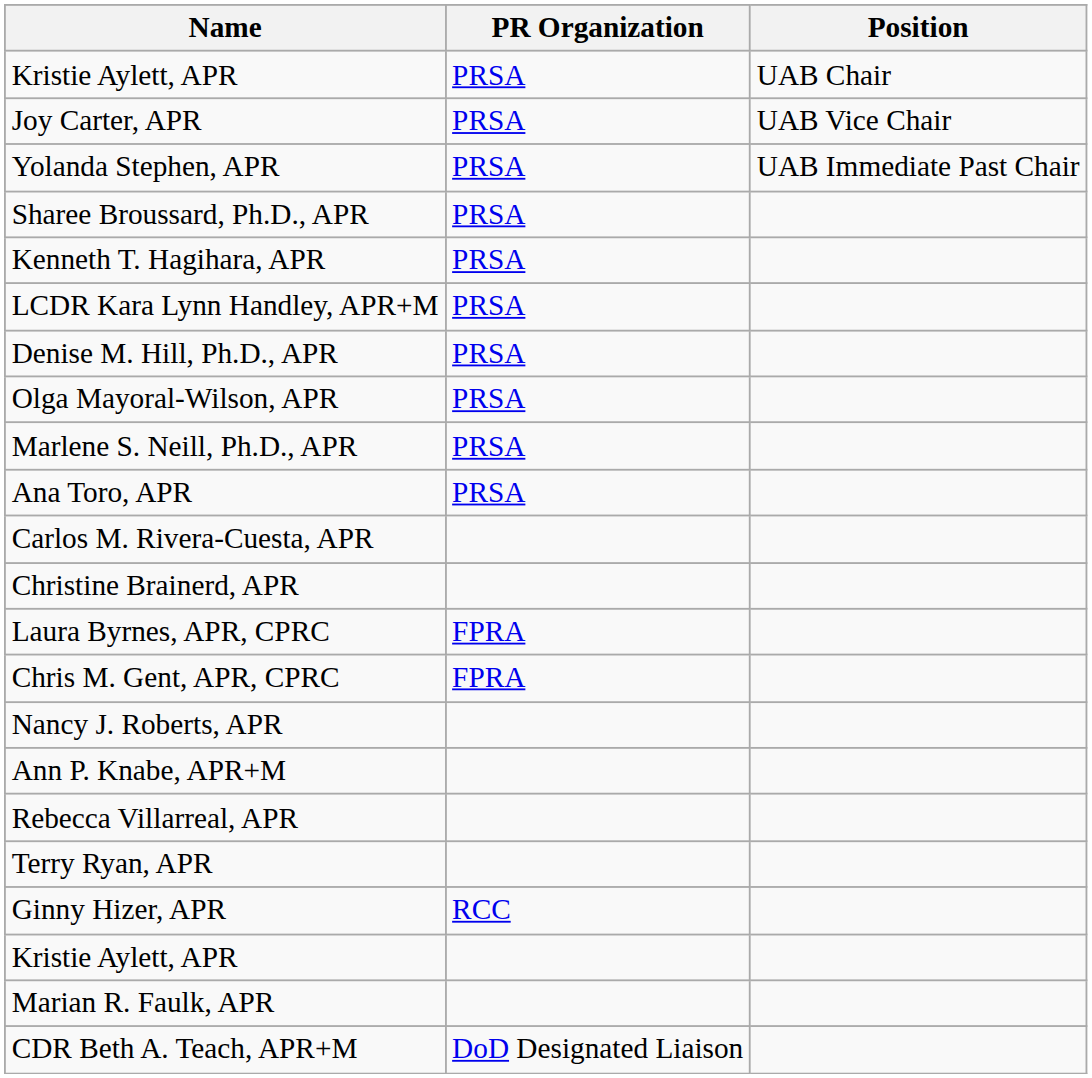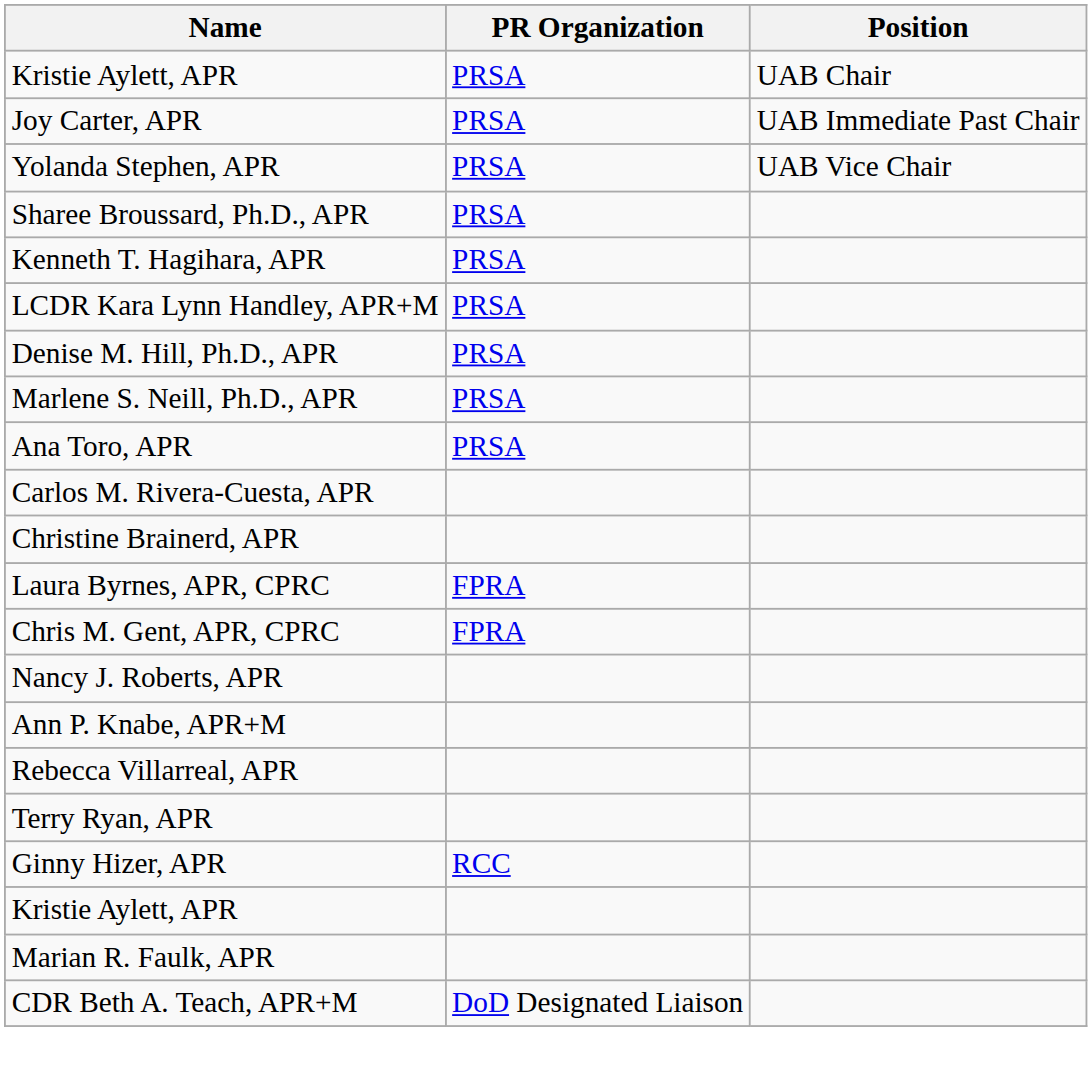(854, 120) UAB Vice Chair -> (918, 120) UAB Immediate Past Chair
(918, 167) UAB Immediate Past Chair -> (854, 167) UAB Vice Chair
- row: (175, 399)
